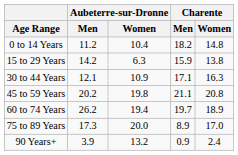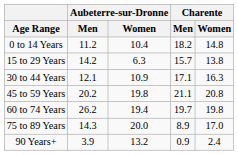(183, 61) 15.9 -> (183, 61) 15.7
(214, 110) 18.9 -> (214, 110) 19.8
(88, 126) 17.3 -> (88, 126) 14.3
